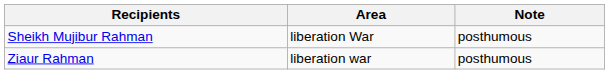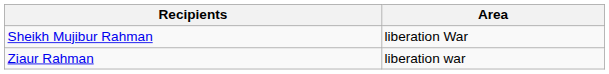- column: (530, 15)
